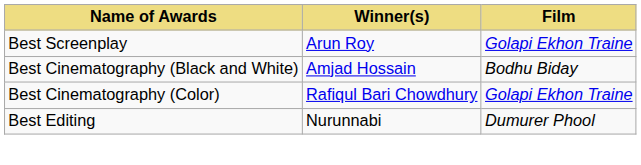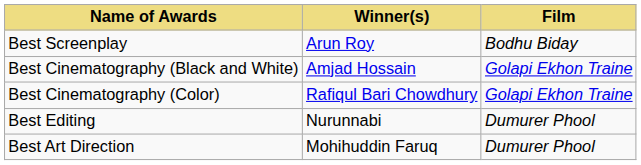(559, 43) Golapi Ekhon Traine -> (531, 43) Bodhu Biday
(531, 69) Bodhu Biday -> (559, 69) Golapi Ekhon Traine
+ row: (71, 146)
